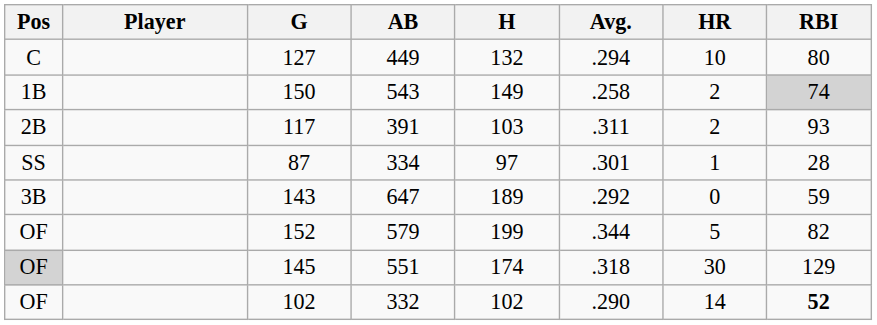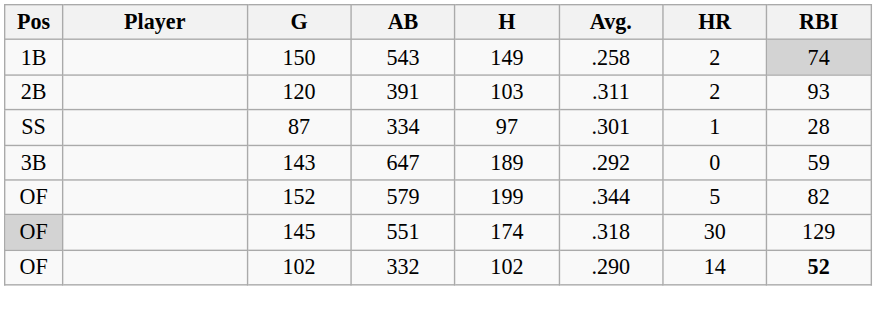- row: (403, 57)
(299, 127) 117 -> (299, 92) 120
